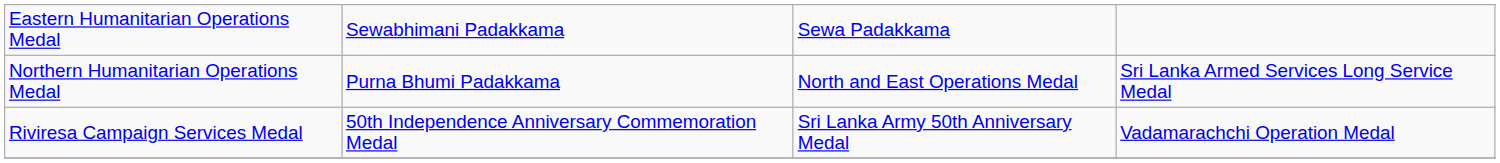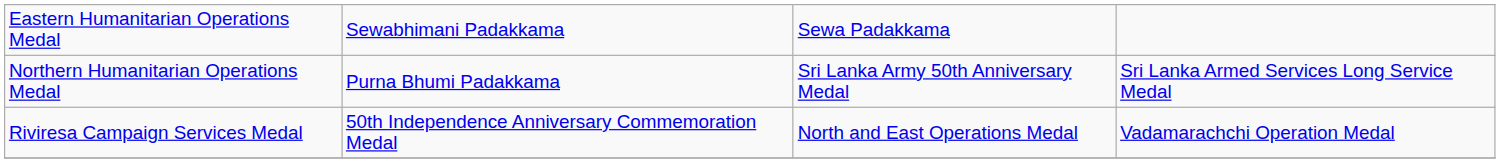(938, 81) North and East Operations Medal -> (935, 81) Sri Lanka Army 50th Anniversary Medal
(935, 132) Sri Lanka Army 50th Anniversary Medal -> (938, 132) North and East Operations Medal
